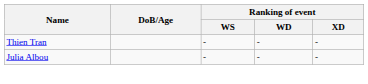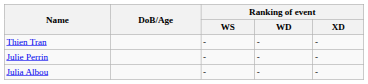+ row: (27, 57)
